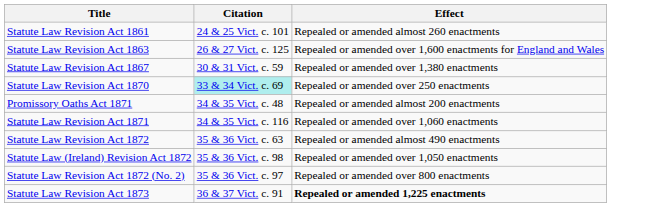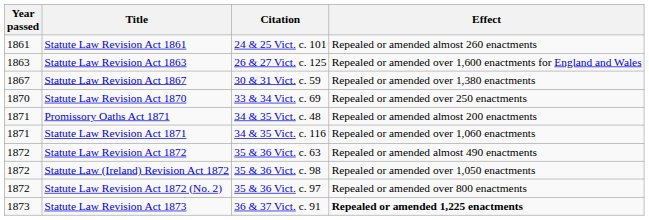+ column: (23, 19)
(240, 85) paleturquoise background -> (277, 98) no background
